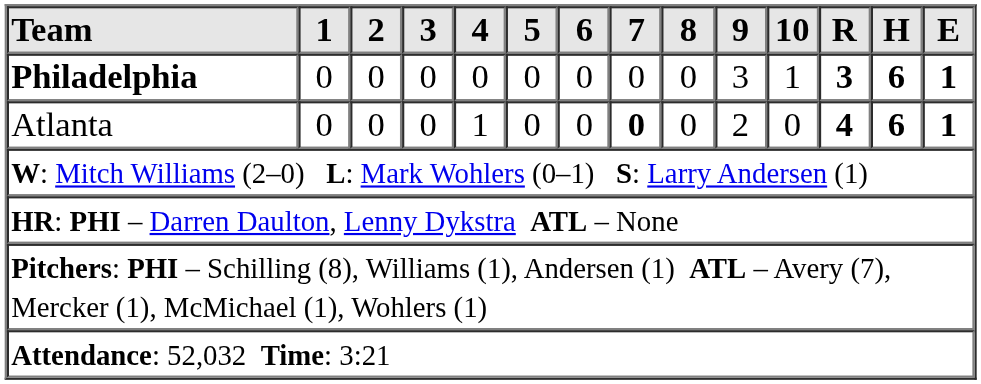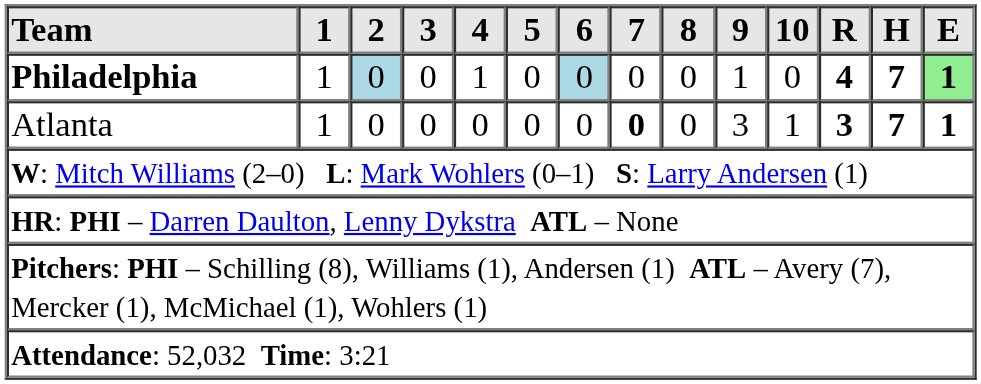(324, 76) 0 -> (324, 76) 1
(376, 76) no background -> (376, 76) lightblue background
(480, 76) 0 -> (480, 76) 1
(584, 76) no background -> (584, 76) lightblue background
(740, 76) 3 -> (740, 76) 1
(792, 76) 1 -> (792, 76) 0
(844, 76) 3 -> (844, 76) 4
(896, 76) 6 -> (896, 76) 7
(948, 76) no background -> (948, 76) lightgreen background
(324, 124) 0 -> (324, 124) 1
(480, 124) 1 -> (480, 124) 0
(740, 124) 2 -> (740, 124) 3
(792, 124) 0 -> (792, 124) 1
(844, 124) 4 -> (844, 124) 3
(896, 124) 6 -> (896, 124) 7
